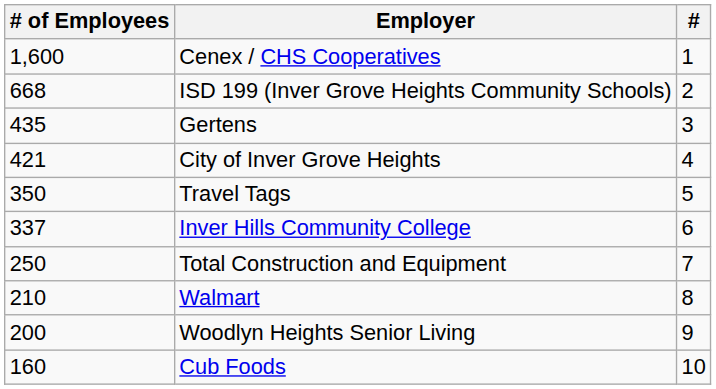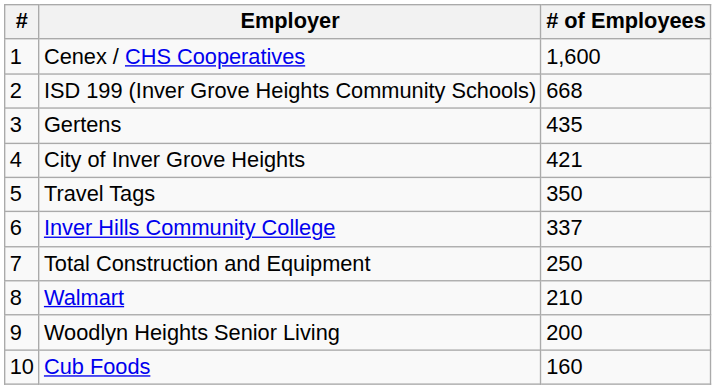columns swapped: (694, 21) <-> (90, 21)
